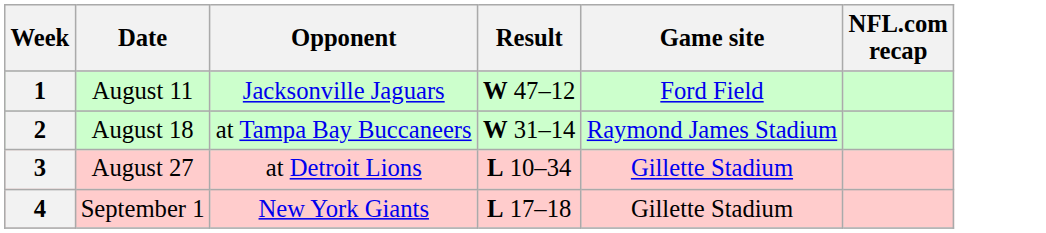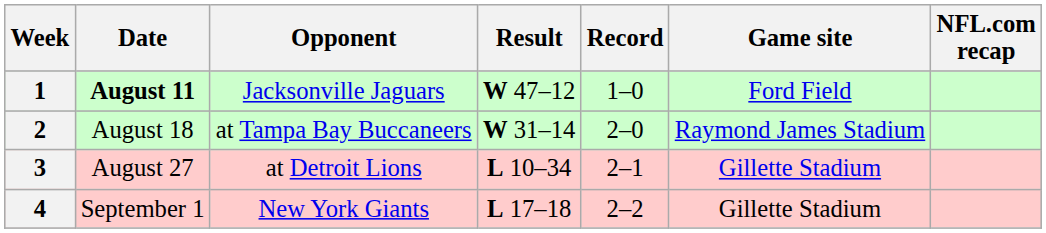+ column: (625, 37)
(143, 90) normal -> (143, 90) bold
